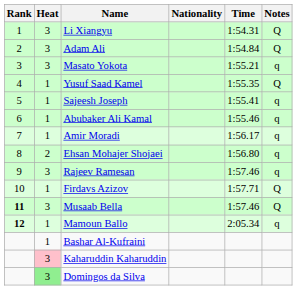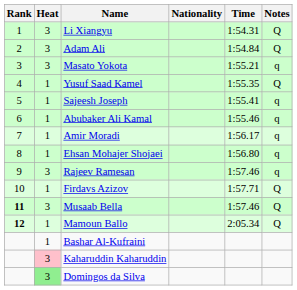(48, 153) 2 -> (48, 153) 1
(277, 223) q -> (277, 223) Q
